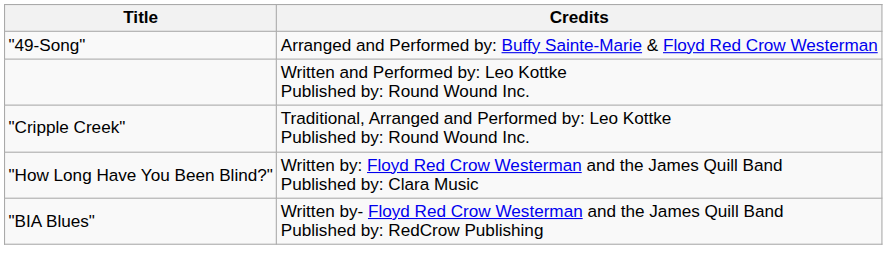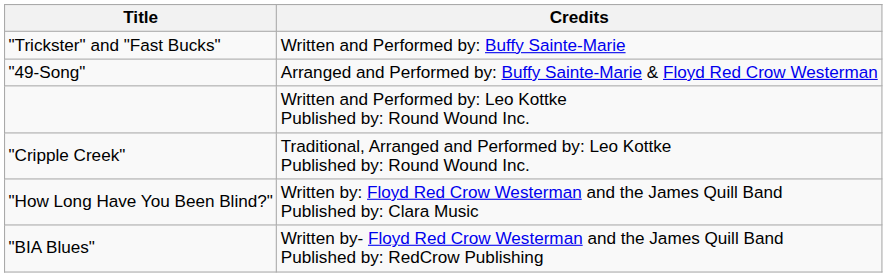+ row: (115, 45)
